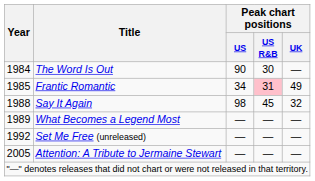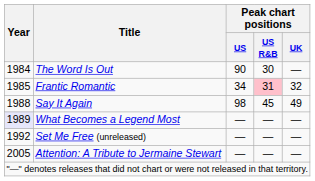(296, 86) 49 -> (296, 86) 32
(296, 103) 32 -> (296, 103) 49
(19, 120) no background -> (19, 120) lavender background
